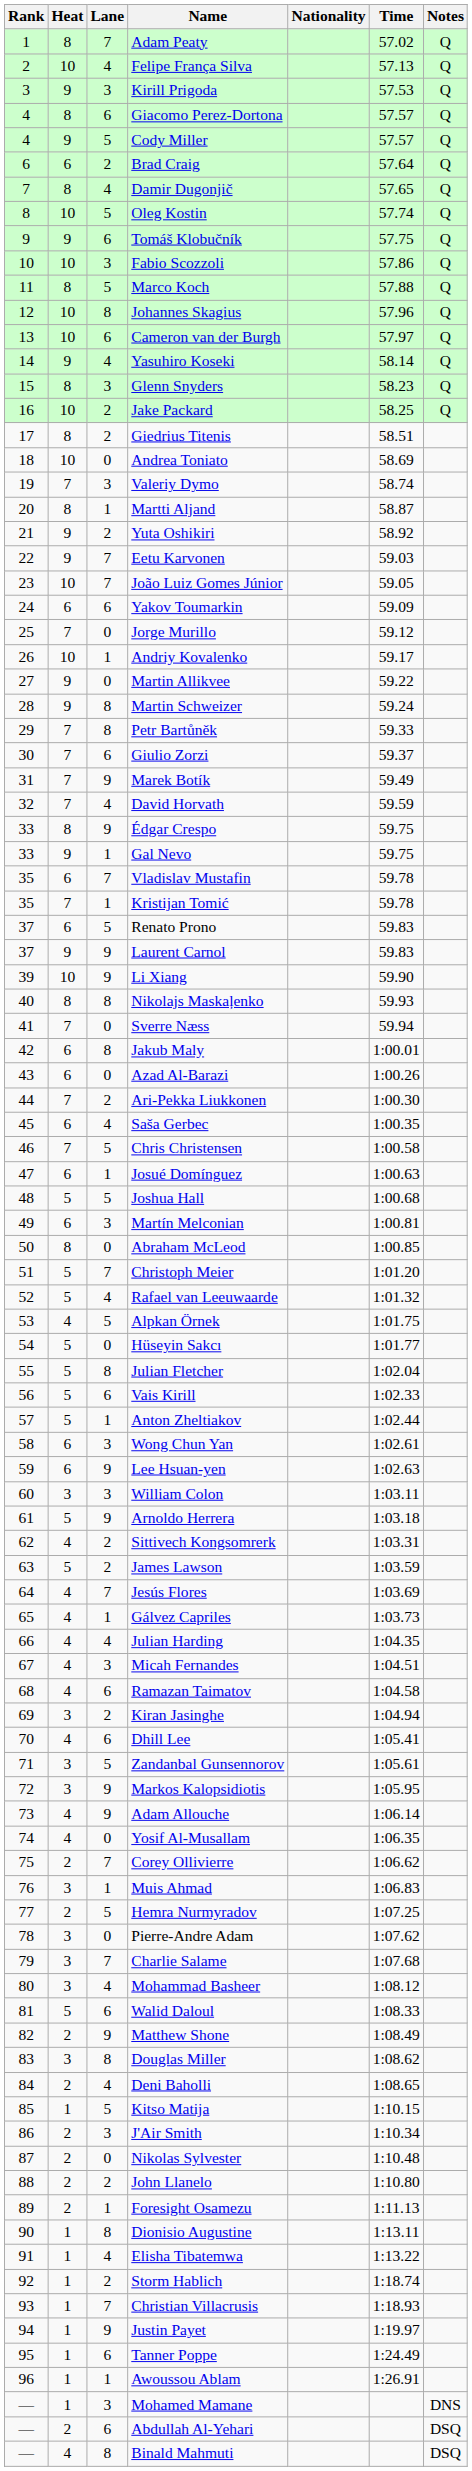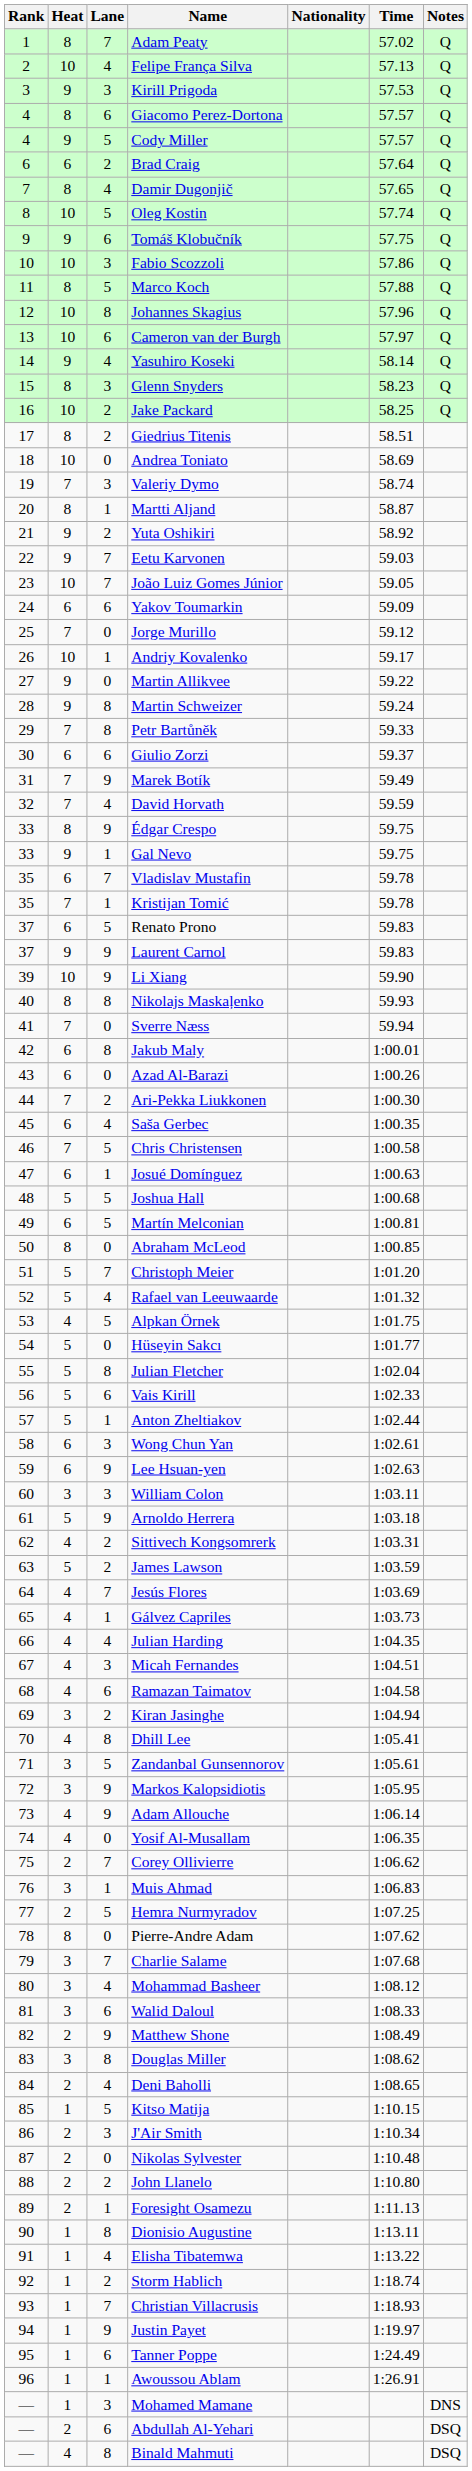(67, 755) 7 -> (67, 755) 6
(107, 1222) 3 -> (107, 1222) 5
(107, 1739) 6 -> (107, 1739) 8
(67, 1936) 3 -> (67, 1936) 8
(67, 2010) 5 -> (67, 2010) 3
